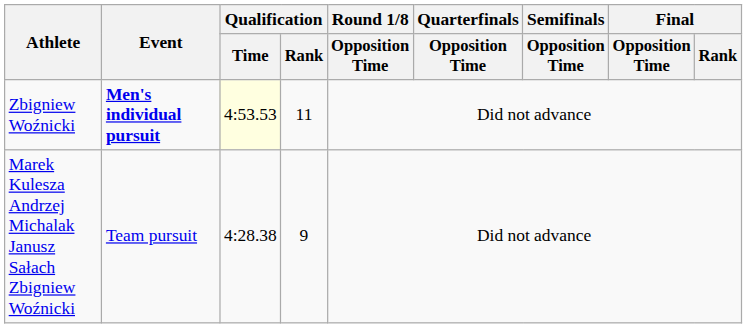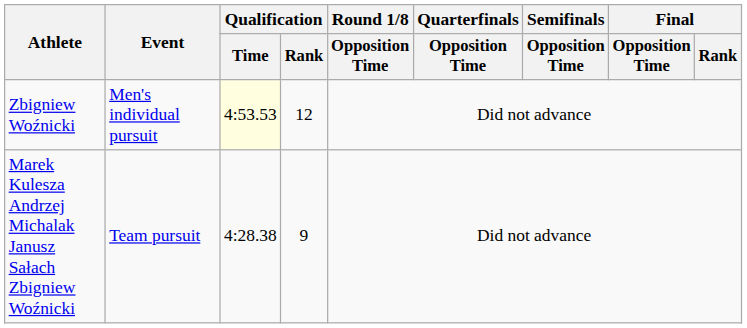(144, 115) bold -> (144, 115) normal
(304, 115) 11 -> (304, 115) 12
